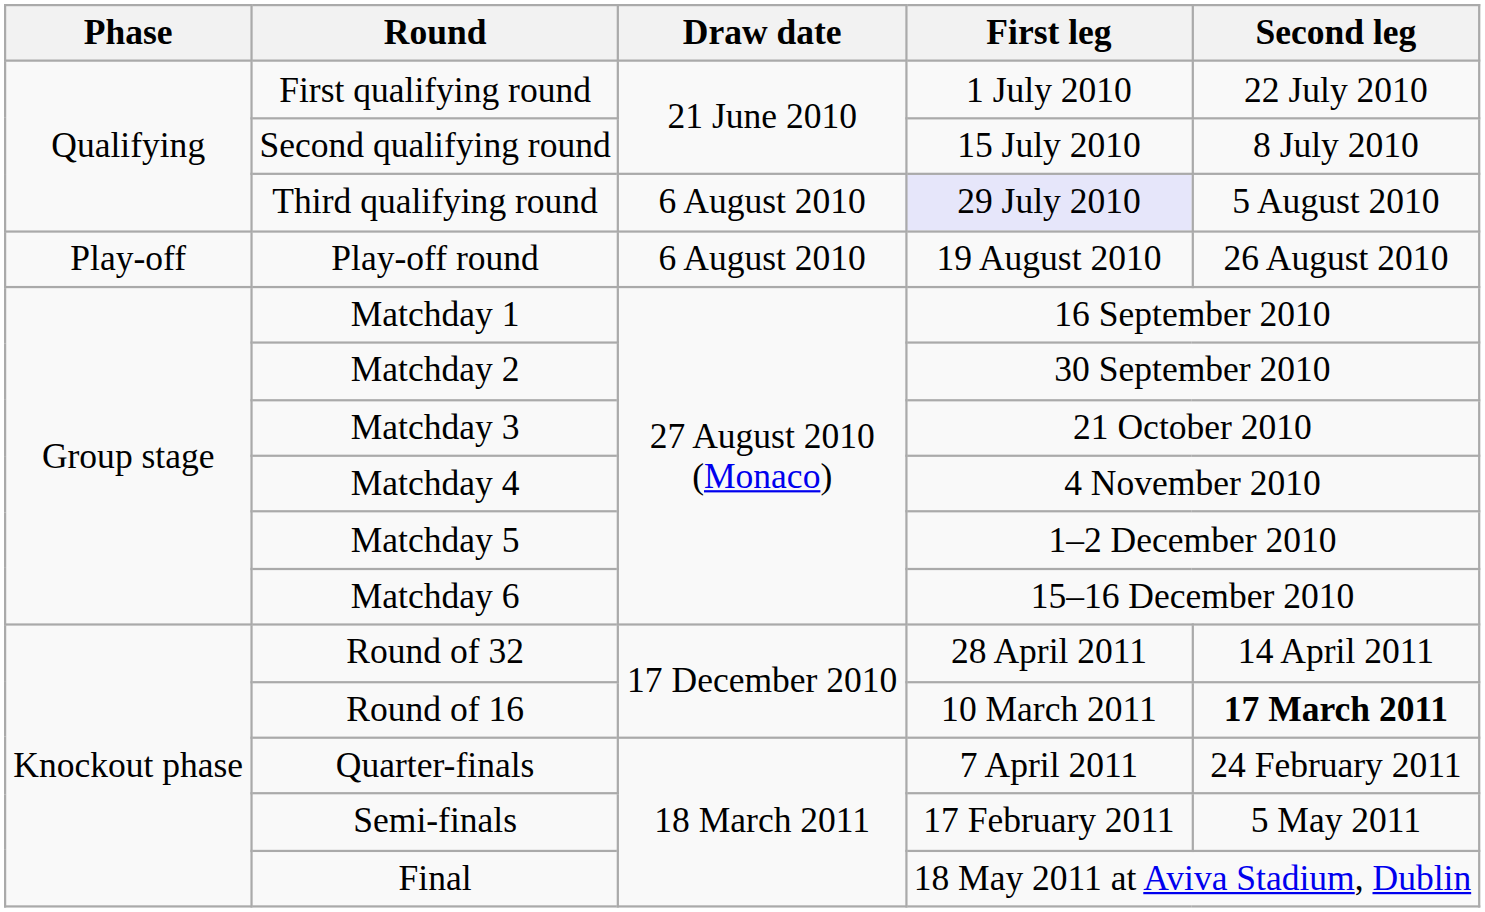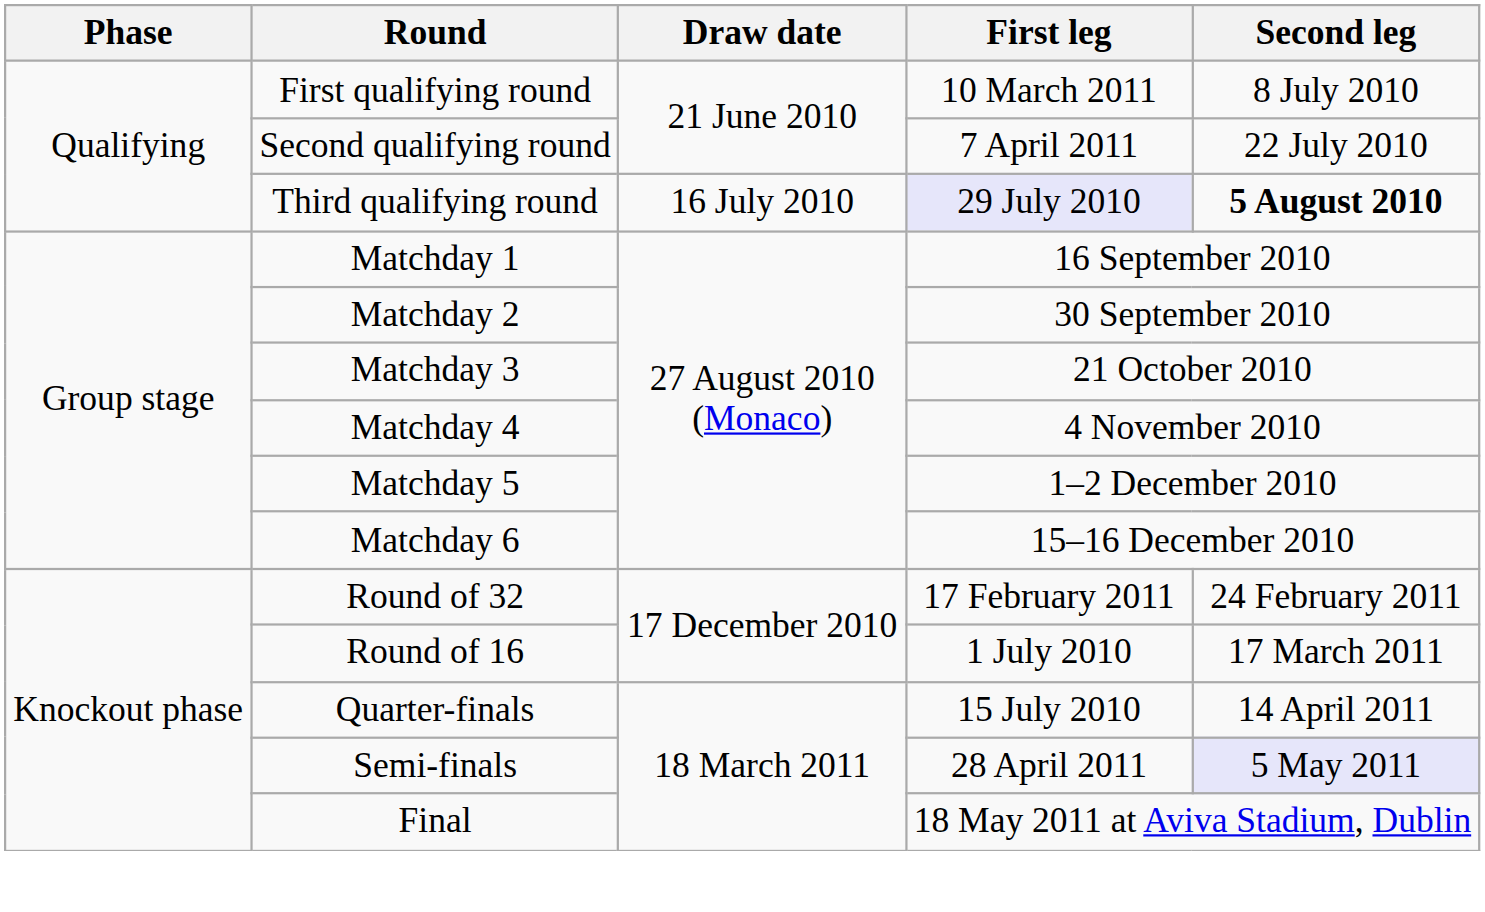(1049, 88) 1 July 2010 -> (1049, 88) 10 March 2011
(1336, 88) 22 July 2010 -> (1336, 88) 8 July 2010
(1049, 145) 15 July 2010 -> (1049, 145) 7 April 2011
(1336, 145) 8 July 2010 -> (1336, 145) 22 July 2010
(762, 201) 6 August 2010 -> (762, 201) 16 July 2010
(1336, 201) normal -> (1336, 201) bold
- row: (435, 257)
(1049, 652) 28 April 2011 -> (1049, 595) 17 February 2011
(1336, 652) 14 April 2011 -> (1336, 595) 24 February 2011
(1049, 708) 10 March 2011 -> (1049, 652) 1 July 2010
(1336, 708) bold -> (1336, 652) normal
(1049, 764) 7 April 2011 -> (1049, 708) 15 July 2010
(1336, 764) 24 February 2011 -> (1336, 708) 14 April 2011
(1049, 821) 17 February 2011 -> (1049, 764) 28 April 2011
(1336, 821) no background -> (1336, 764) lavender background
